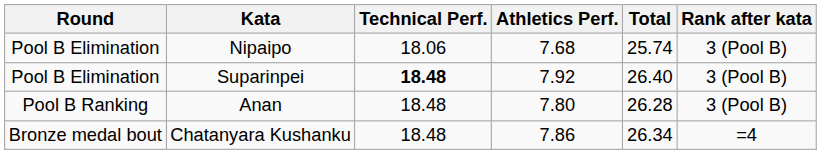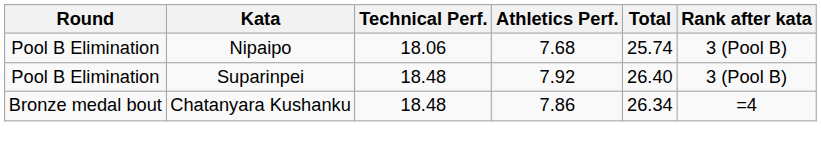(423, 76) bold -> (423, 76) normal
- row: (261, 105)
